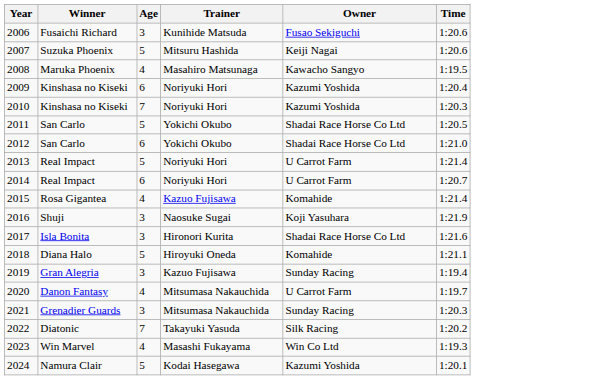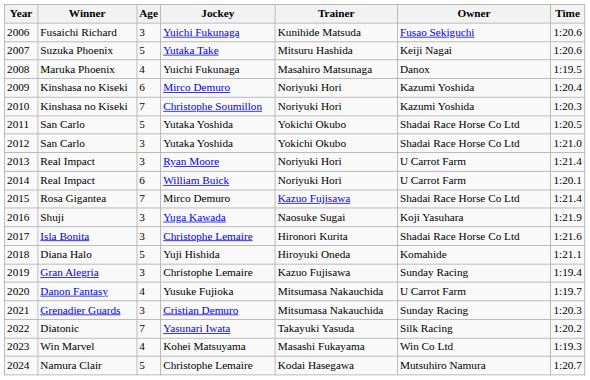+ column: (218, 14)
(325, 69) Kawacho Sangyo -> (415, 69) Danox
(142, 143) 6 -> (142, 143) 3
(142, 162) 5 -> (142, 162) 3
(453, 180) 1:20.7 -> (568, 180) 1:20.1
(142, 199) 4 -> (142, 199) 7
(309, 199) Komahide -> (460, 199) Shadai Race Horse Co Ltd
(323, 366) Kazumi Yoshida -> (443, 366) Mutsuhiro Namura
(453, 366) 1:20.1 -> (568, 366) 1:20.7
